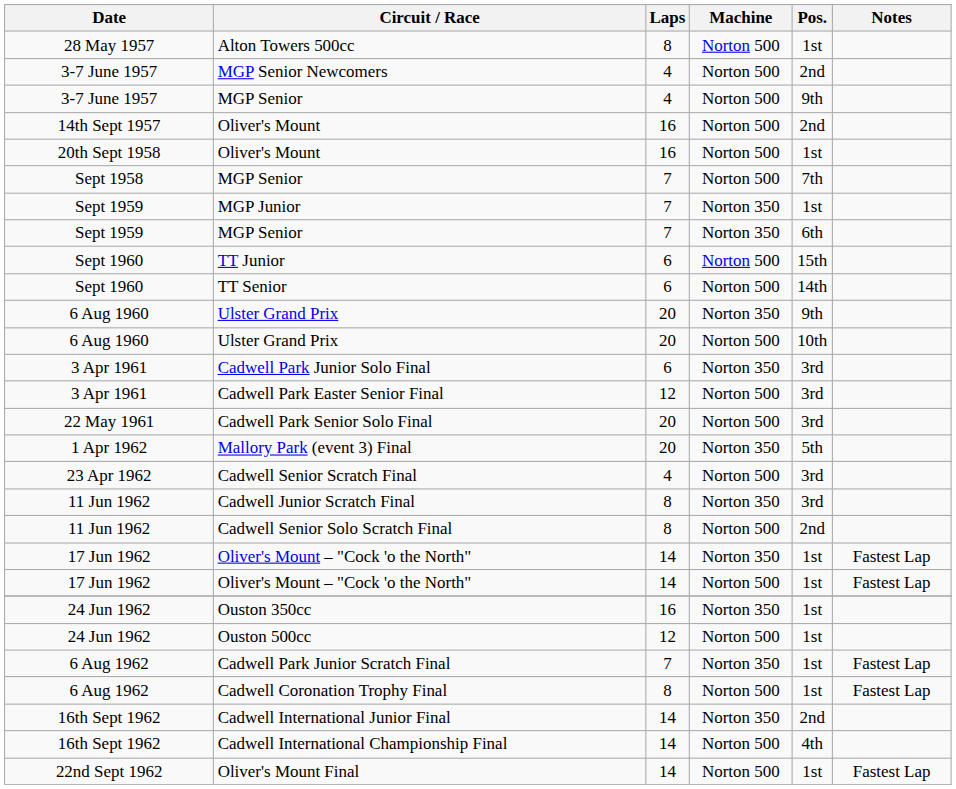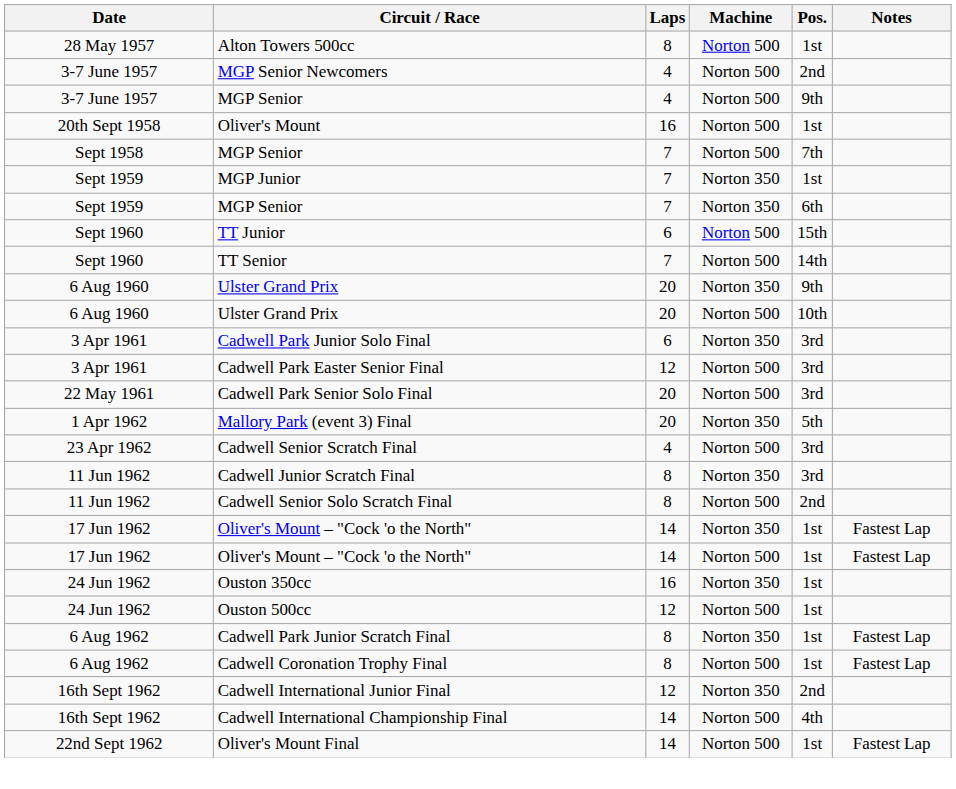- row: (109, 125)
(667, 286) 6 -> (667, 260) 7
(667, 663) 7 -> (667, 636) 8
(667, 717) 14 -> (667, 690) 12
